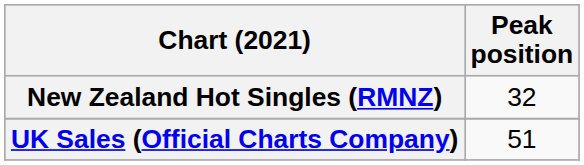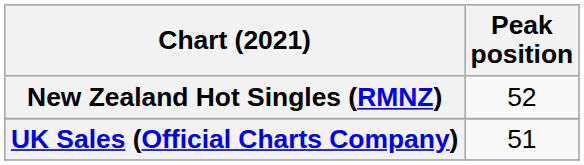(522, 97) 32 -> (522, 97) 52
